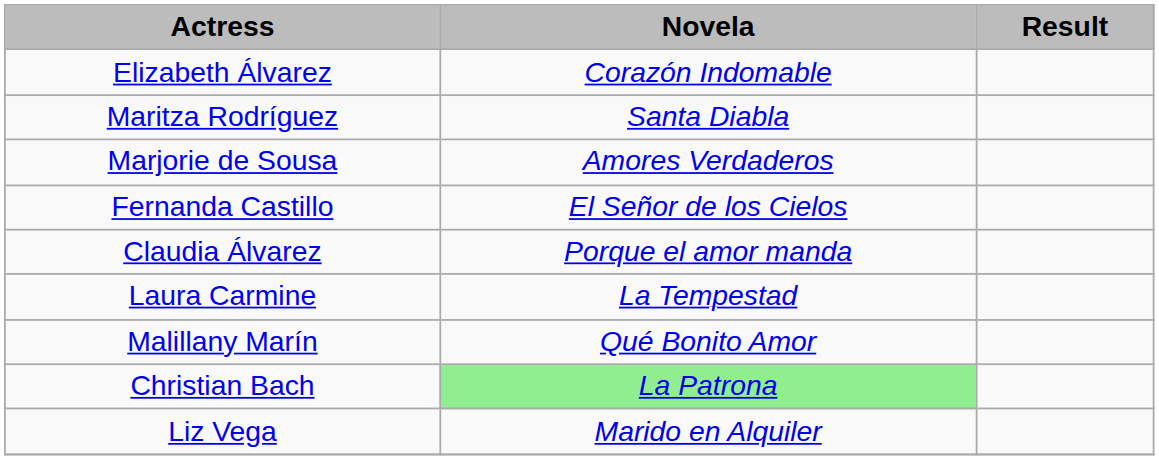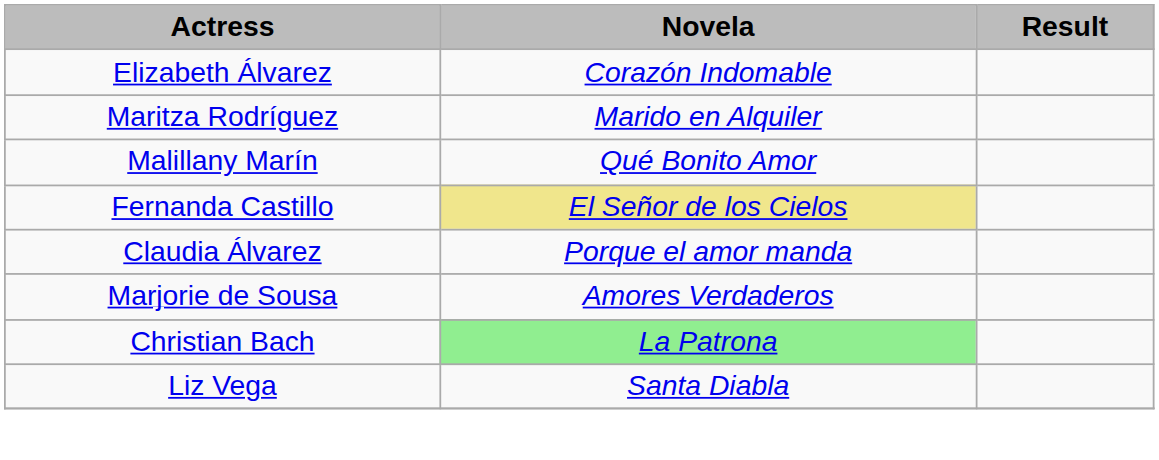(708, 116) Santa Diabla -> (708, 116) Marido en Alquiler
rows swapped: (222, 161) <-> (222, 341)
(708, 206) no background -> (708, 206) khaki background
- row: (222, 296)
(708, 431) Marido en Alquiler -> (708, 386) Santa Diabla
